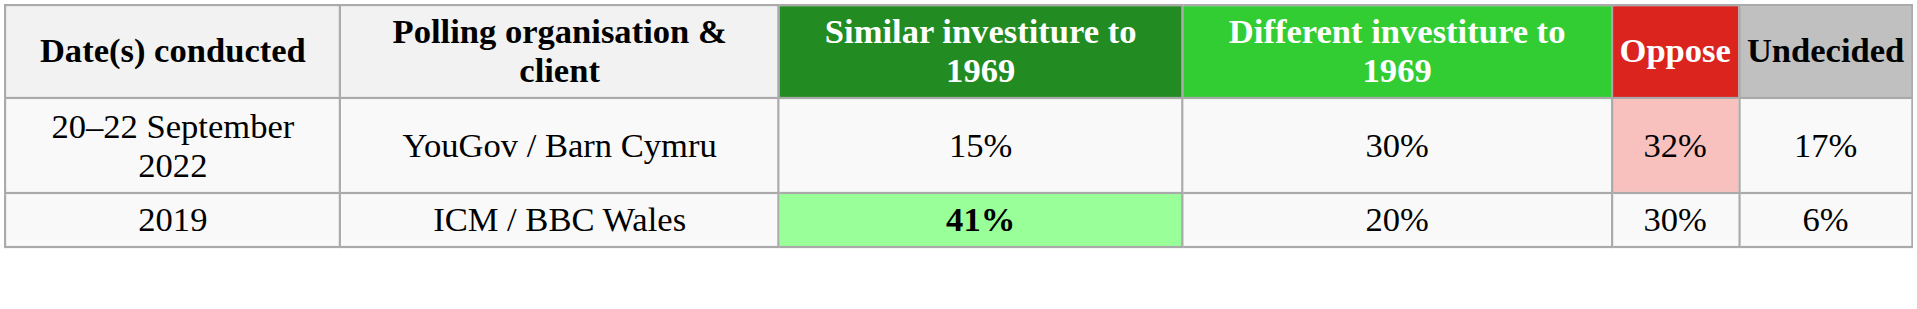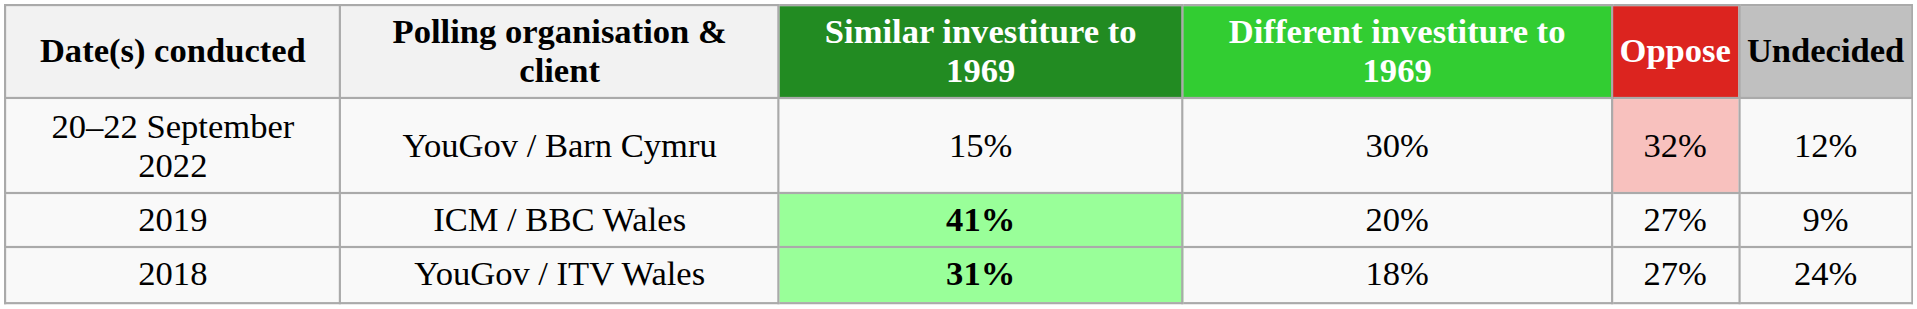(1826, 145) 17% -> (1826, 145) 12%
(1675, 219) 30% -> (1675, 219) 27%
(1826, 219) 6% -> (1826, 219) 9%
+ row: (560, 274)
